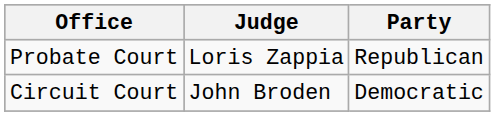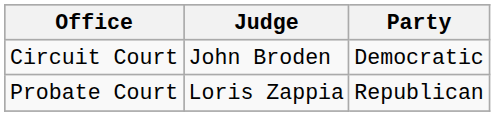rows swapped: (94, 93) <-> (94, 58)
